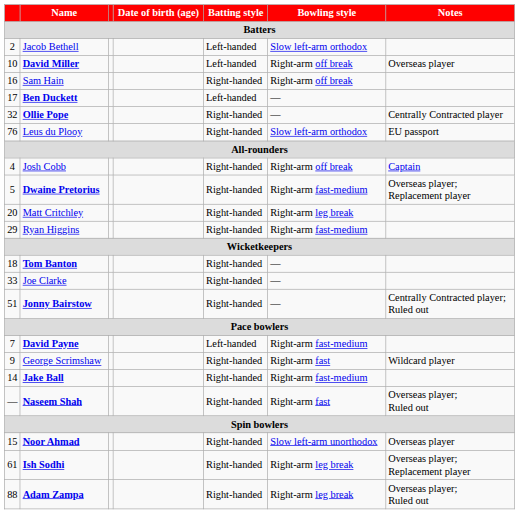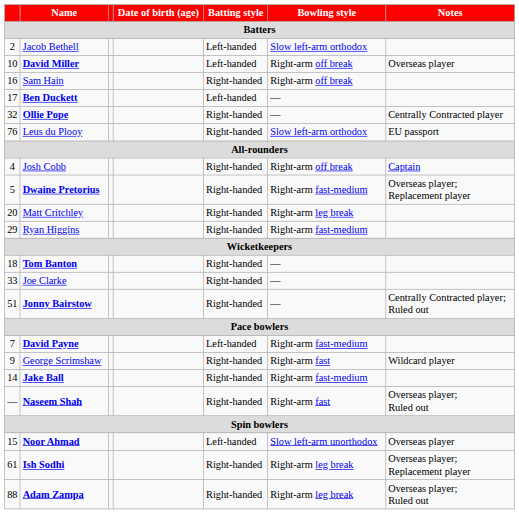(234, 441) Right-handed -> (231, 441) Left-handed
